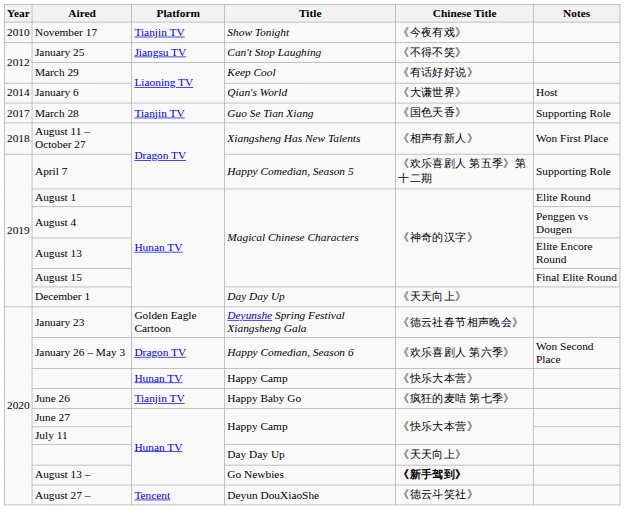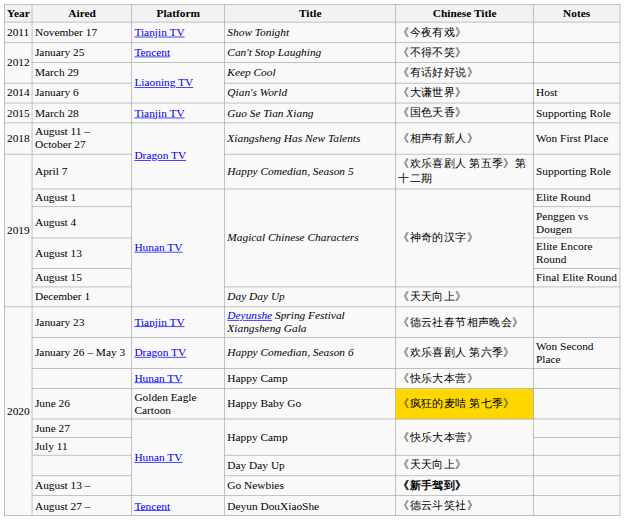(18, 32) 2010 -> (18, 32) 2011
(160, 52) Jiangsu TV -> (152, 52) Tencent
(18, 113) 2017 -> (18, 113) 2015
(165, 322) Golden Eagle Cartoon -> (159, 322) Tianjin TV
(159, 398) Tianjin TV -> (165, 404) Golden Eagle Cartoon
(457, 398) no background -> (457, 403) gold background
